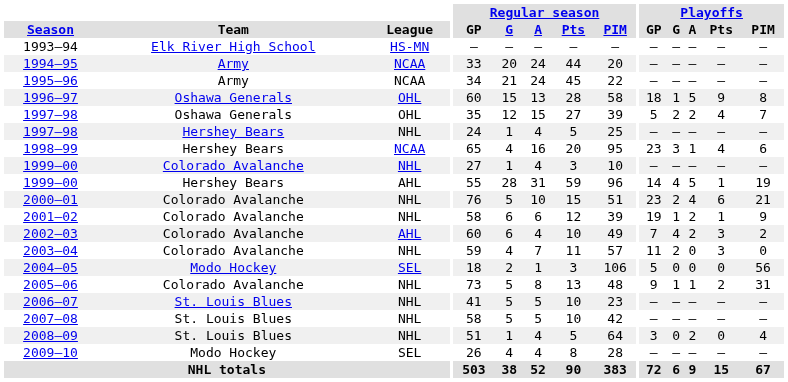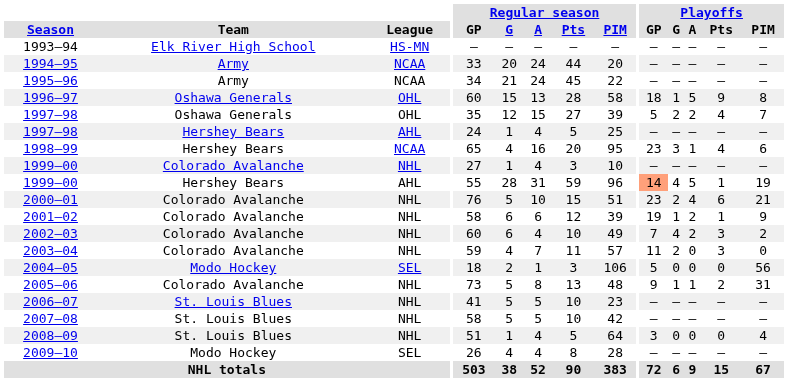(410, 132) NHL -> (410, 132) AHL
(654, 182) no background -> (654, 182) lightsalmon background
(410, 234) AHL -> (410, 234) NHL
(692, 336) 2 -> (692, 336) 0
